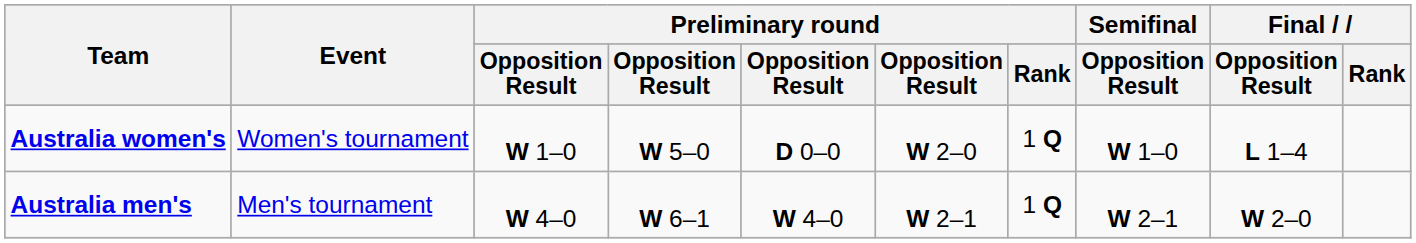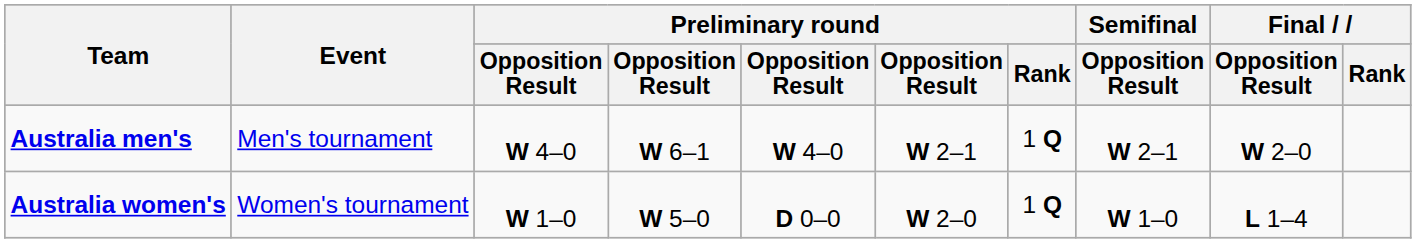rows swapped: (101, 205) <-> (118, 139)
